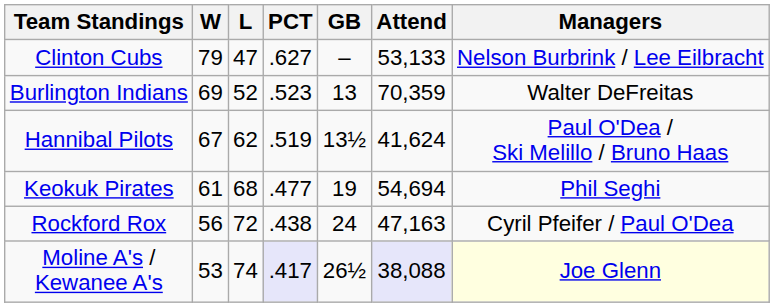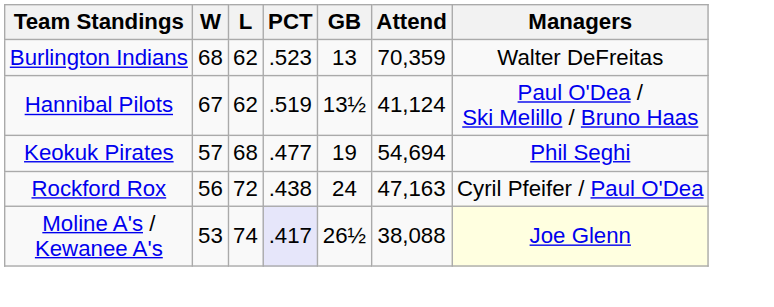- row: (99, 57)
(210, 92) 69 -> (210, 57) 68
(245, 92) 52 -> (245, 57) 62
(412, 140) 41,624 -> (412, 105) 41,124
(210, 188) 61 -> (210, 152) 57
(412, 271) lavender background -> (412, 236) no background
